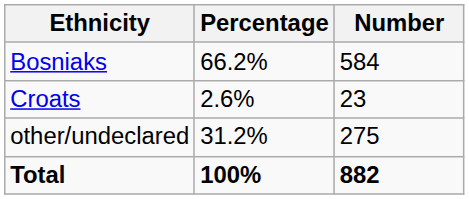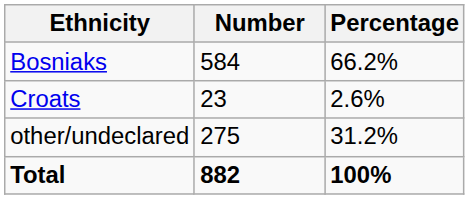columns swapped: (399, 23) <-> (264, 23)
